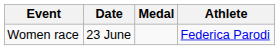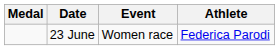columns swapped: (156, 14) <-> (44, 14)
